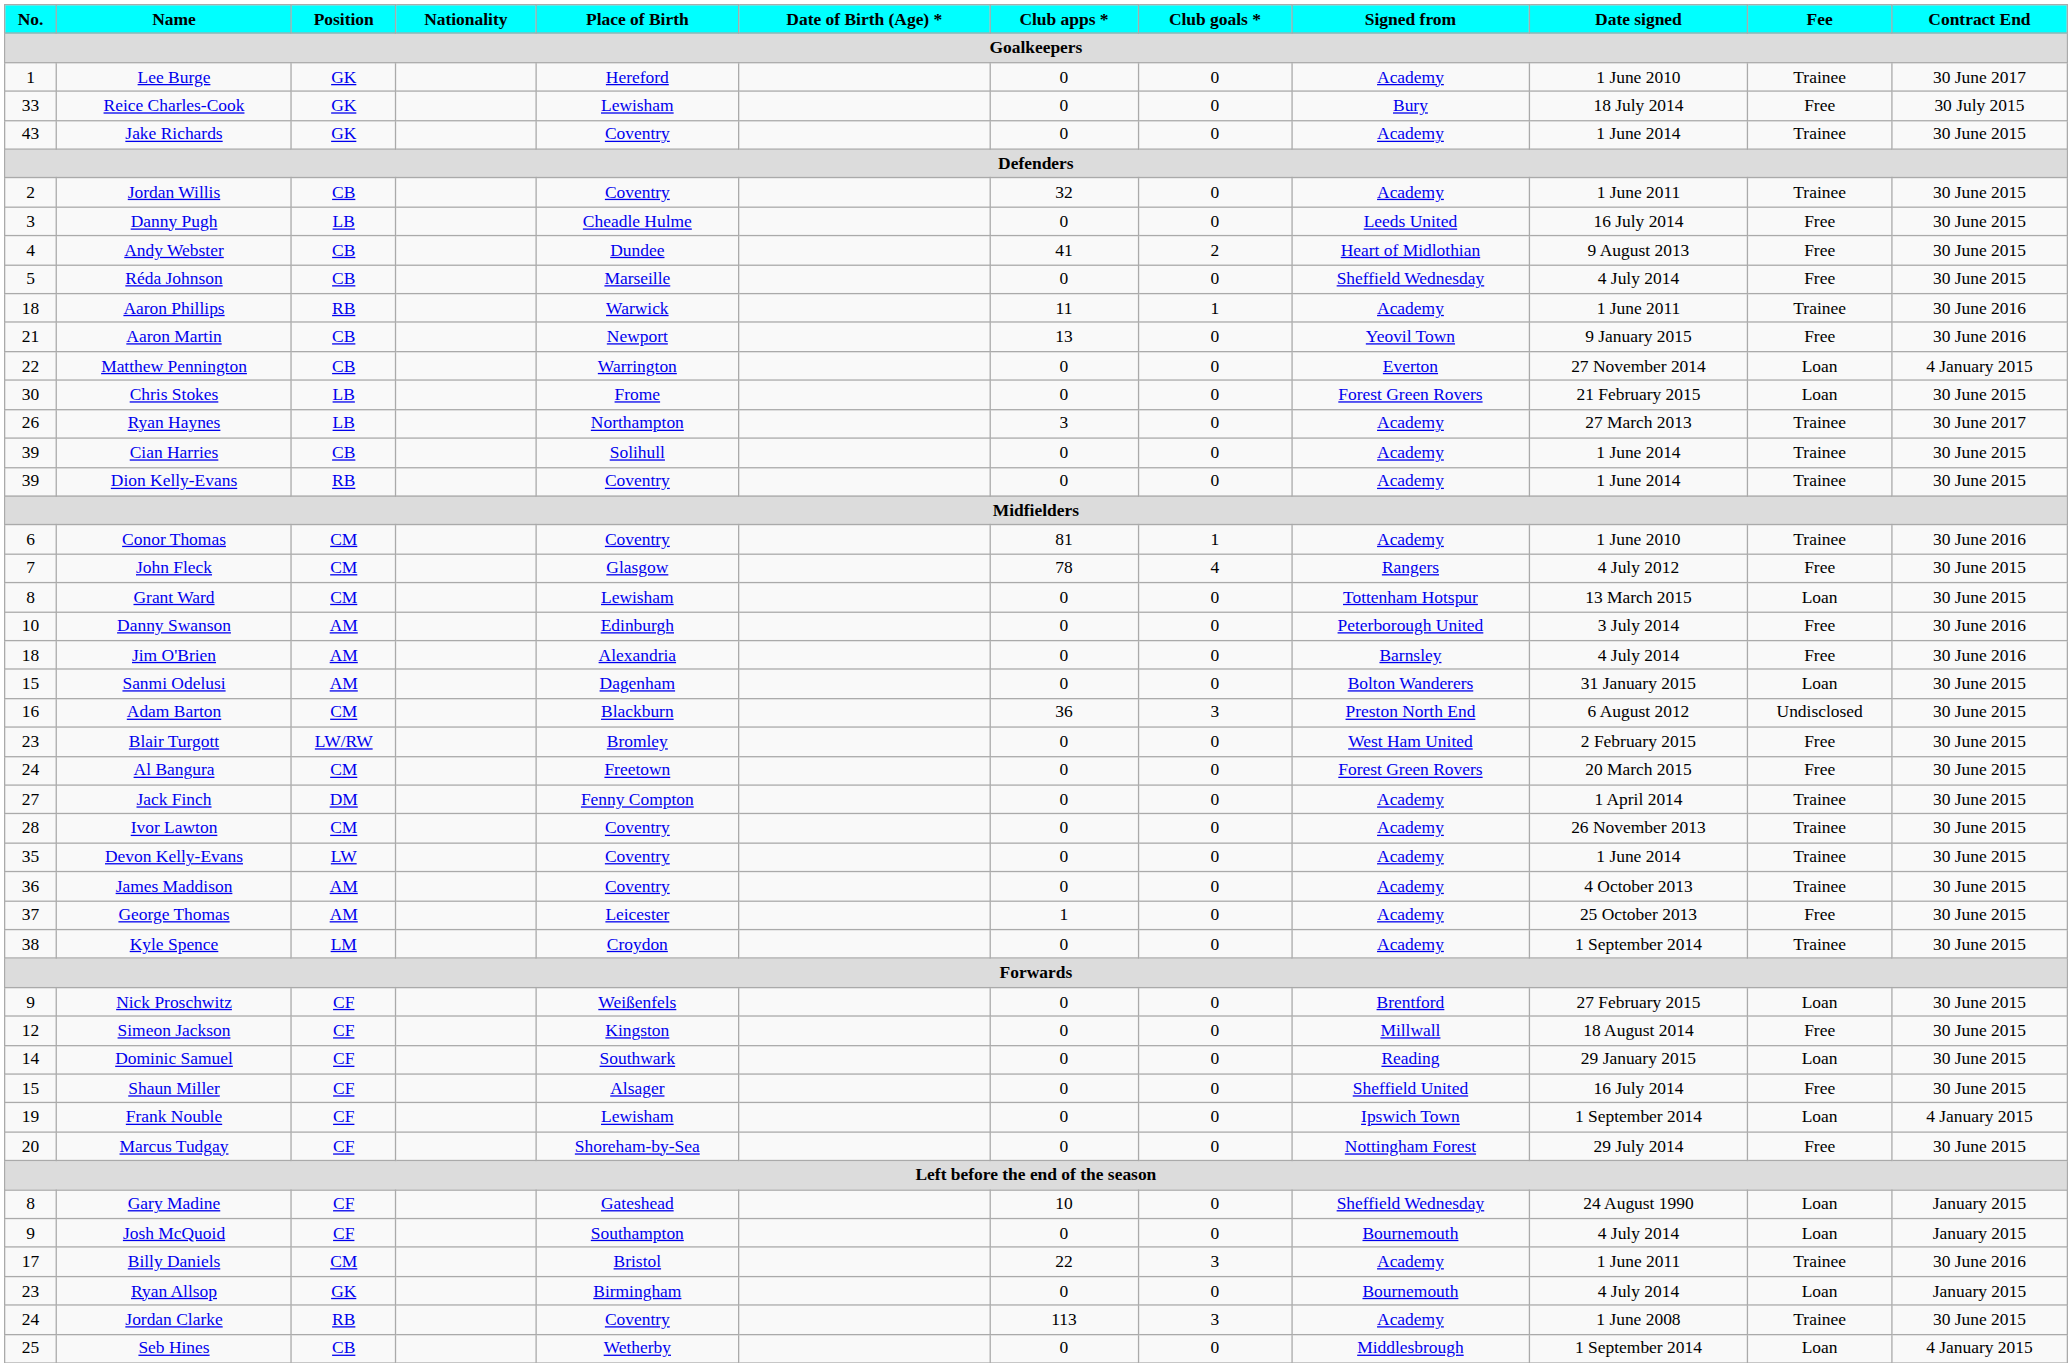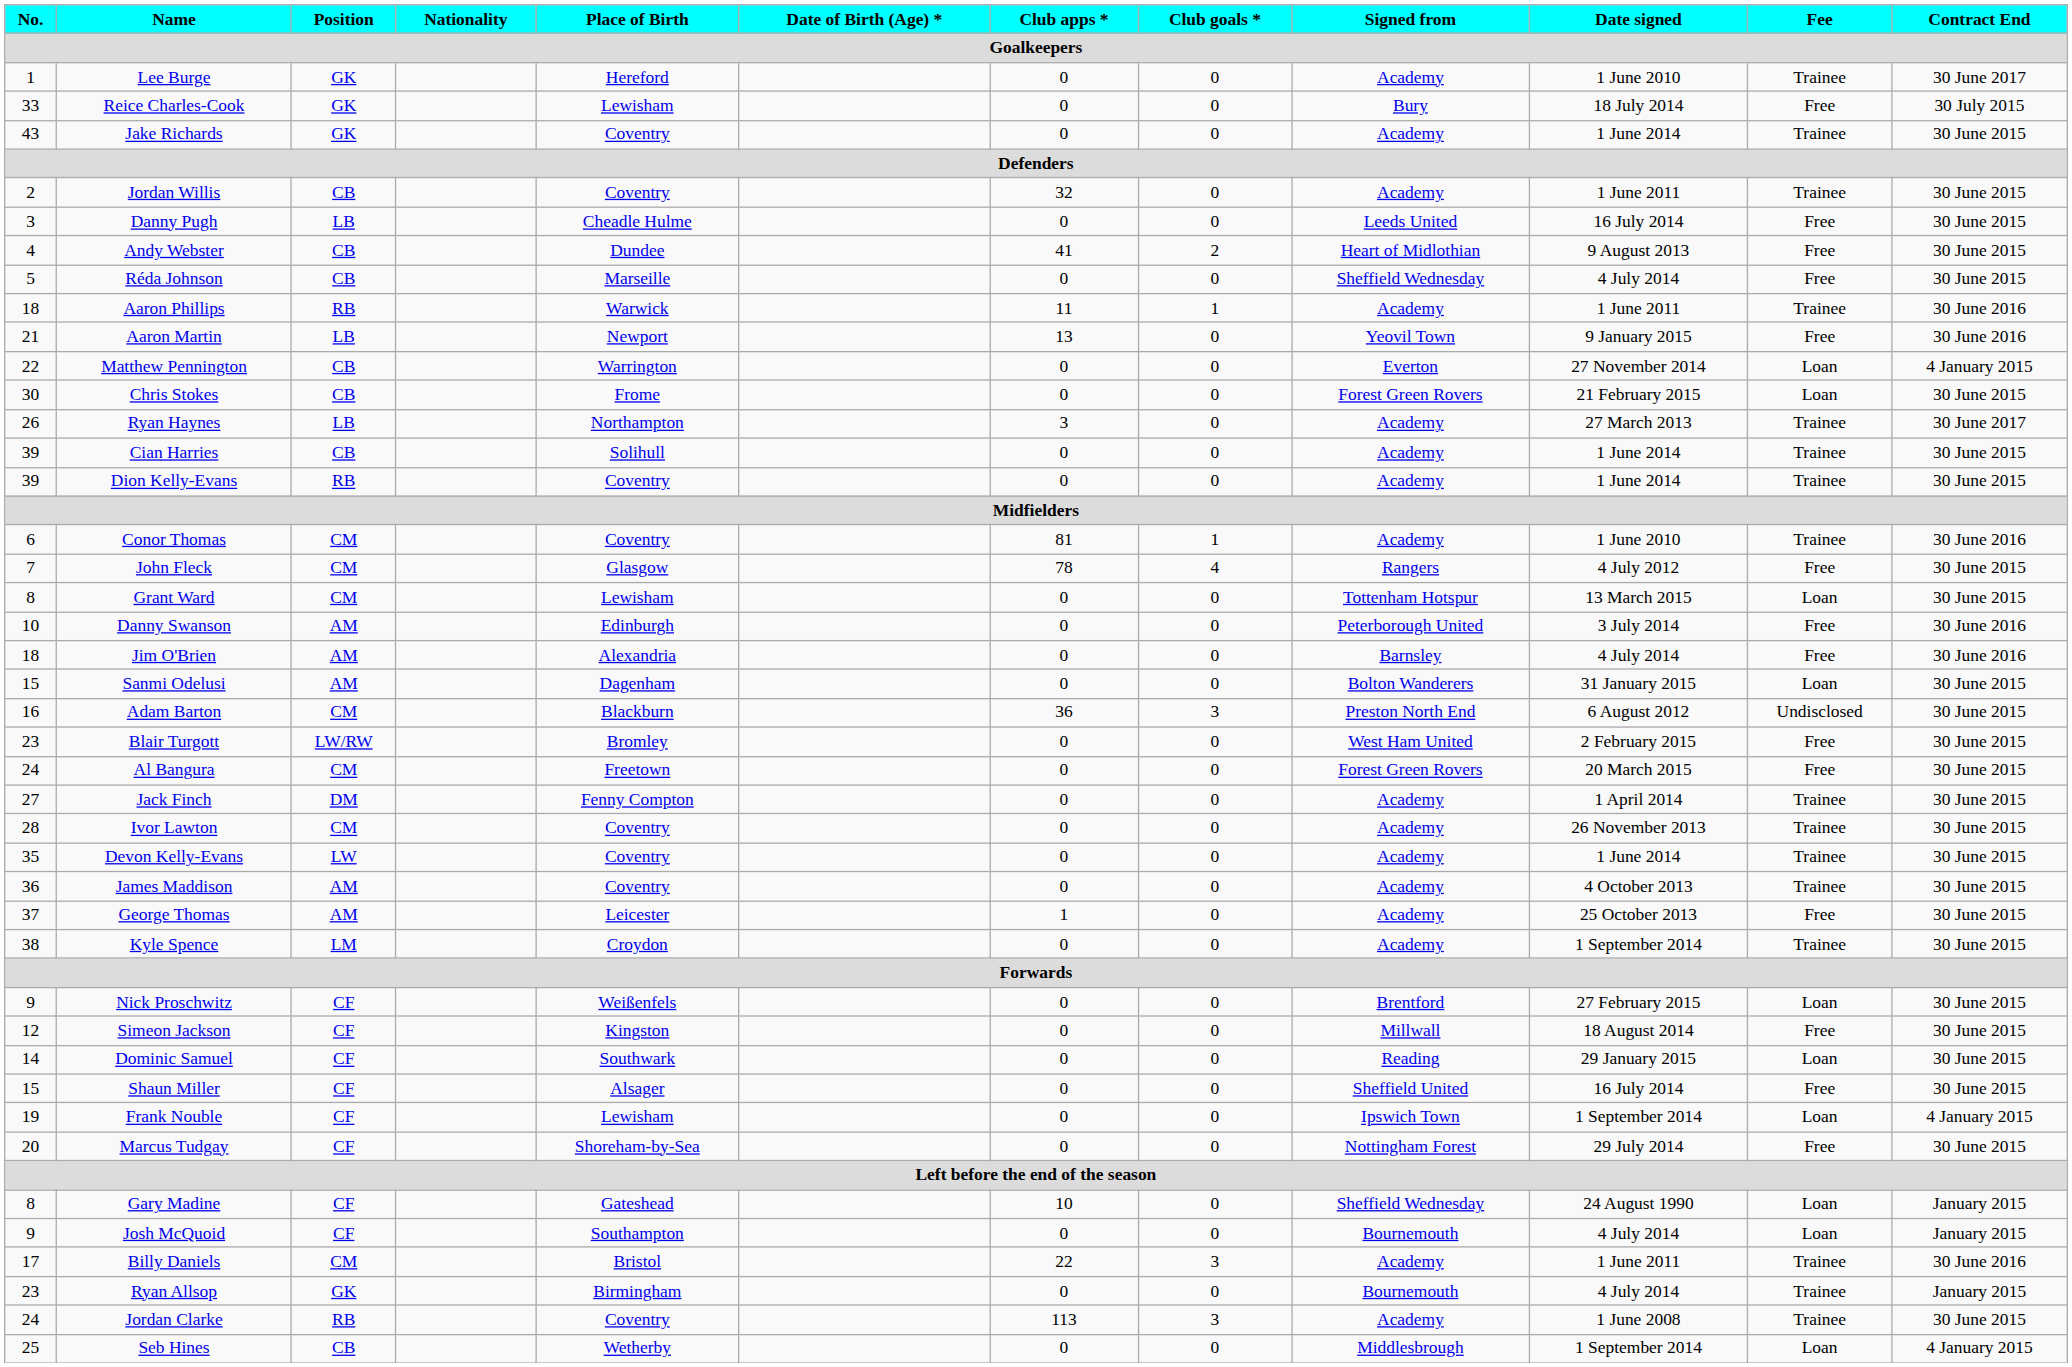(344, 336) CB -> (344, 336) LB
(344, 394) LB -> (344, 394) CB
(1820, 1290) Loan -> (1820, 1290) Trainee
